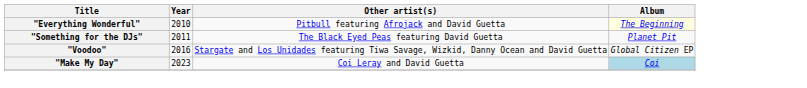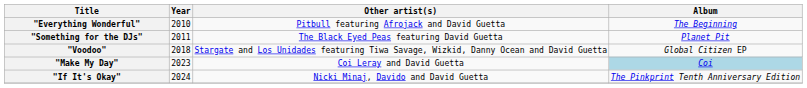(652, 24) lightyellow background -> (705, 24) no background
(181, 50) 2016 -> (181, 50) 2018
+ row: (87, 77)
